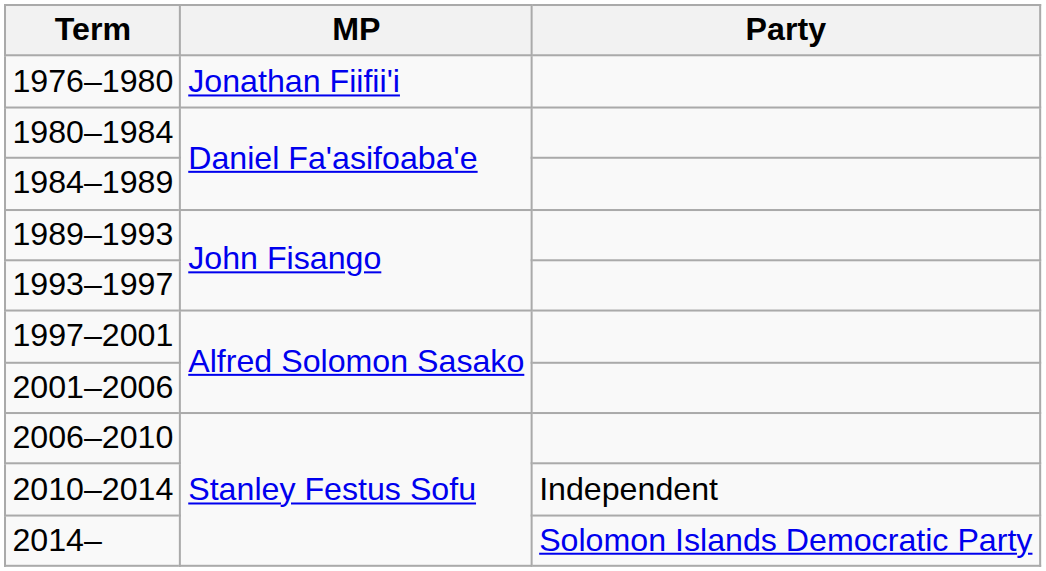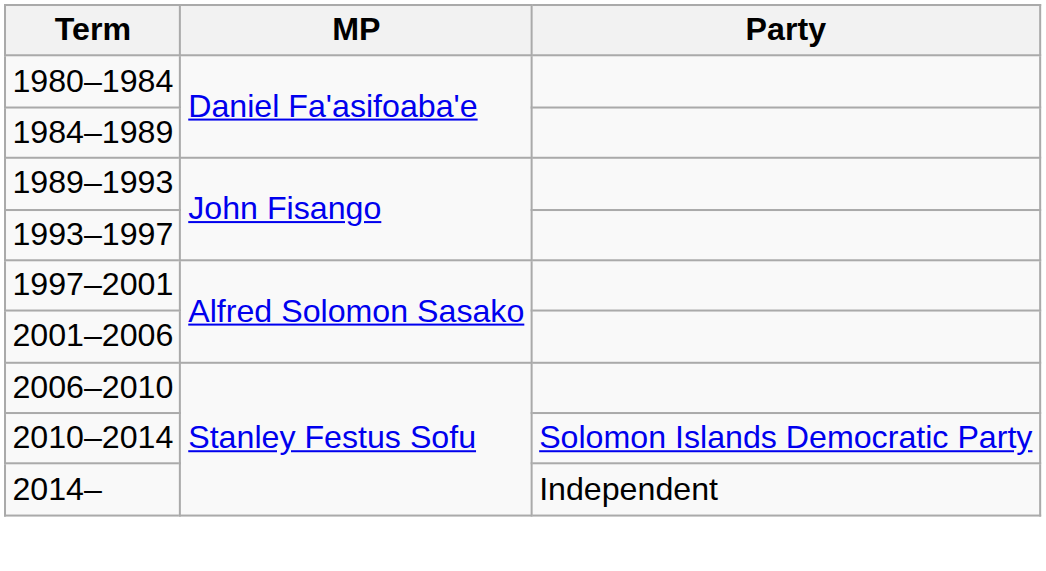- row: (93, 81)
(629, 489) Independent -> (786, 438) Solomon Islands Democratic Party
(786, 540) Solomon Islands Democratic Party -> (629, 489) Independent
